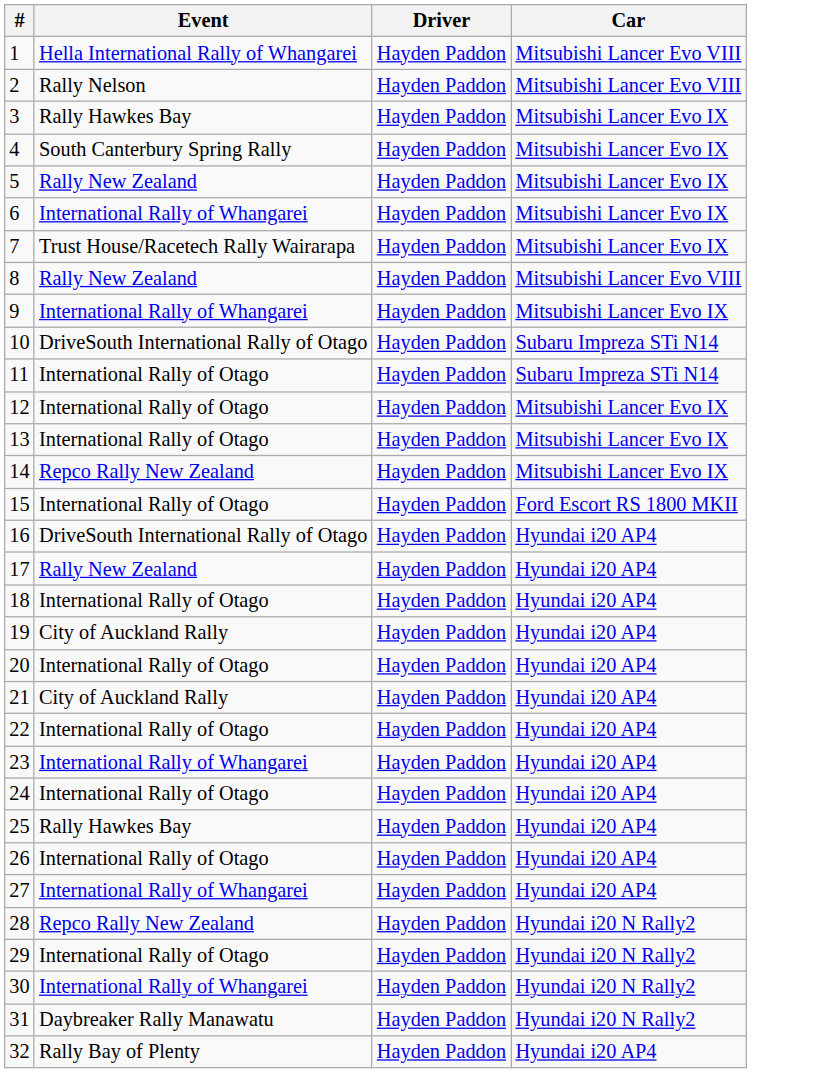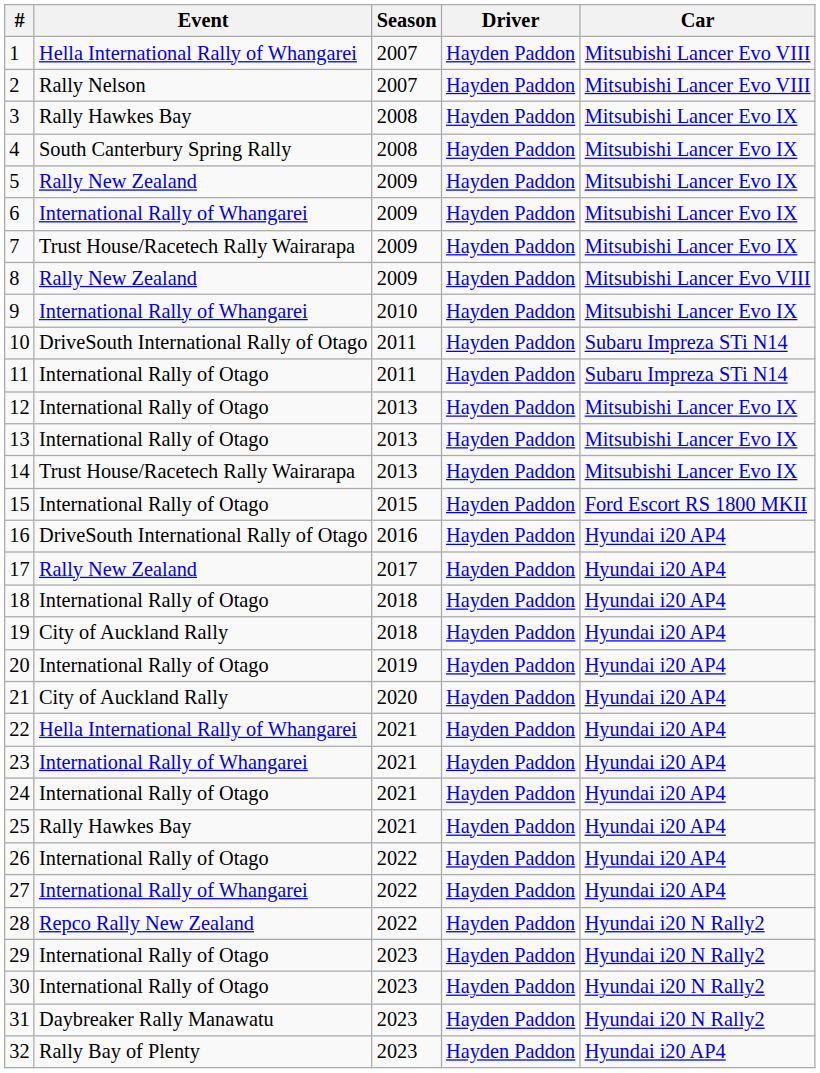+ column: (407, 20)
(146, 471) Repco Rally New Zealand -> (197, 471) Trust House/Racetech Rally Wairarapa
(154, 729) International Rally of Otago -> (198, 729) Hella International Rally of Whangarei
(173, 987) International Rally of Whangarei -> (154, 987) International Rally of Otago
